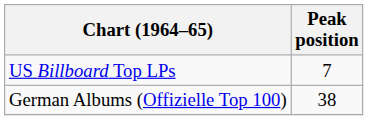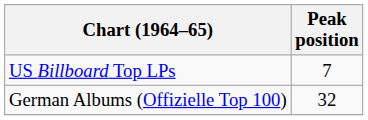(327, 99) 38 -> (327, 99) 32
